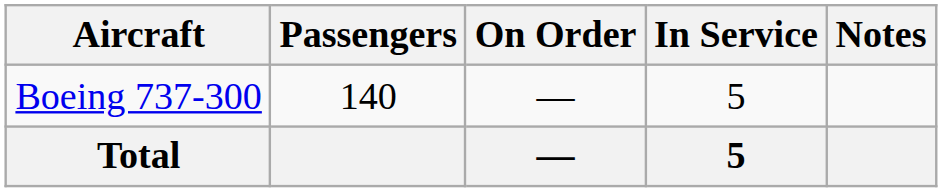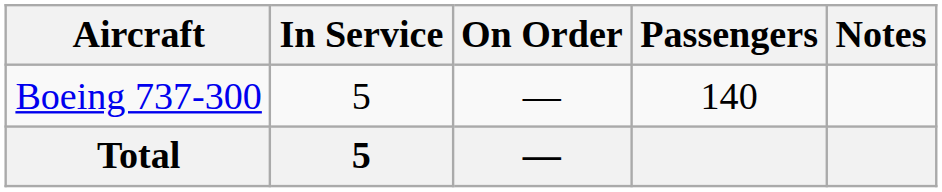columns swapped: (736, 34) <-> (368, 34)
